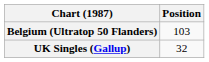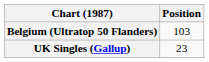(182, 48) 32 -> (182, 48) 23
